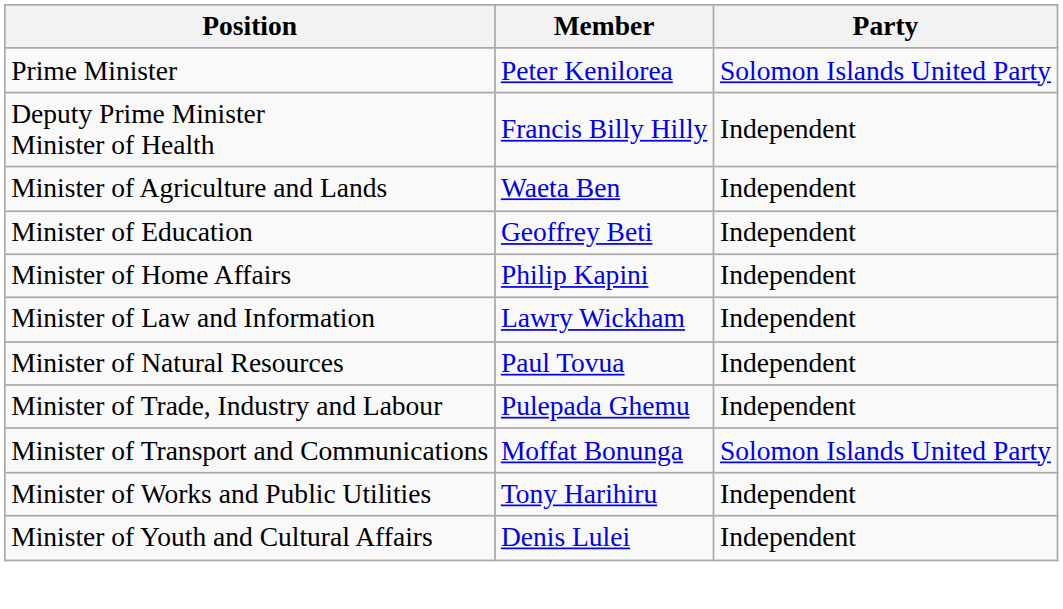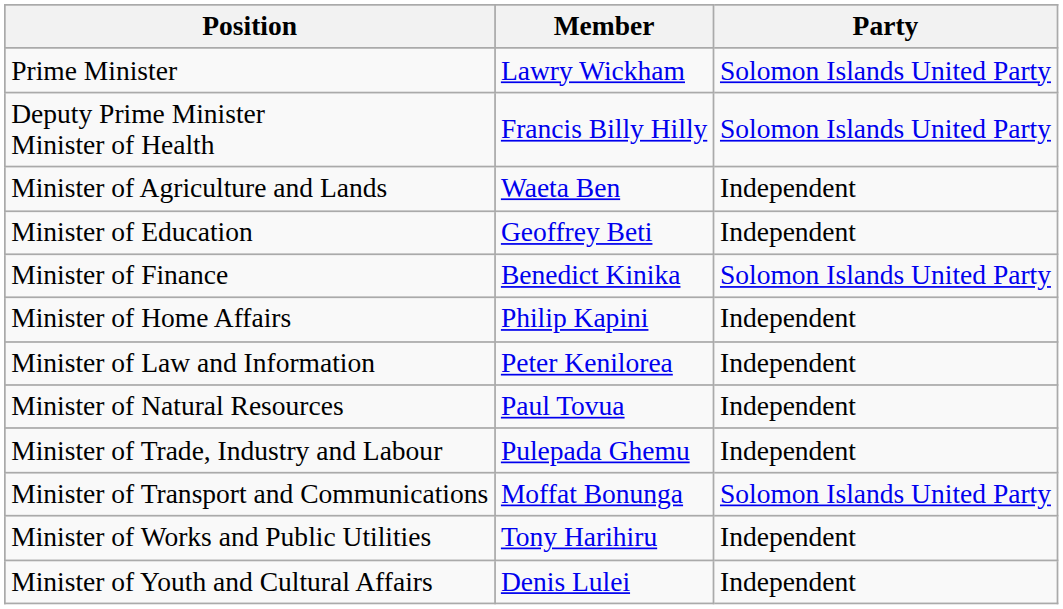(587, 69) Peter Kenilorea -> (593, 69) Lawry Wickham
(788, 129) Independent -> (885, 129) Solomon Islands United Party
+ row: (120, 275)
(593, 319) Lawry Wickham -> (587, 362) Peter Kenilorea
